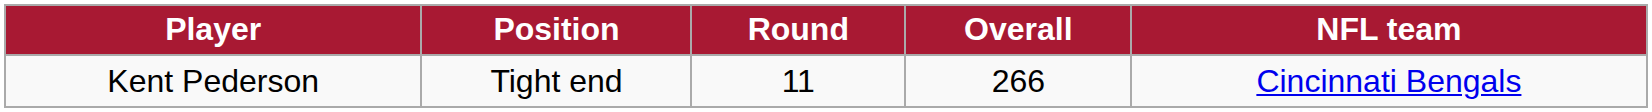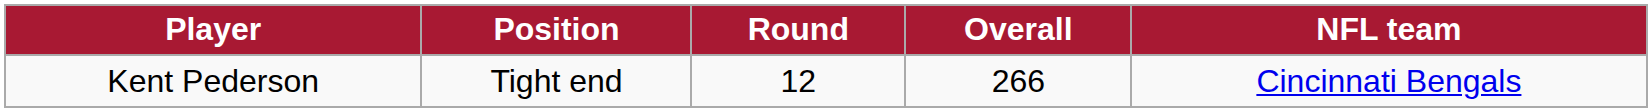(798, 80) 11 -> (798, 80) 12
